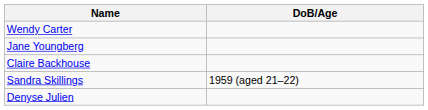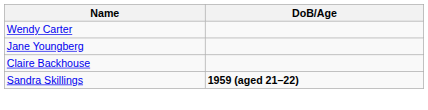(254, 80) normal -> (253, 80) bold
- row: (40, 97)
